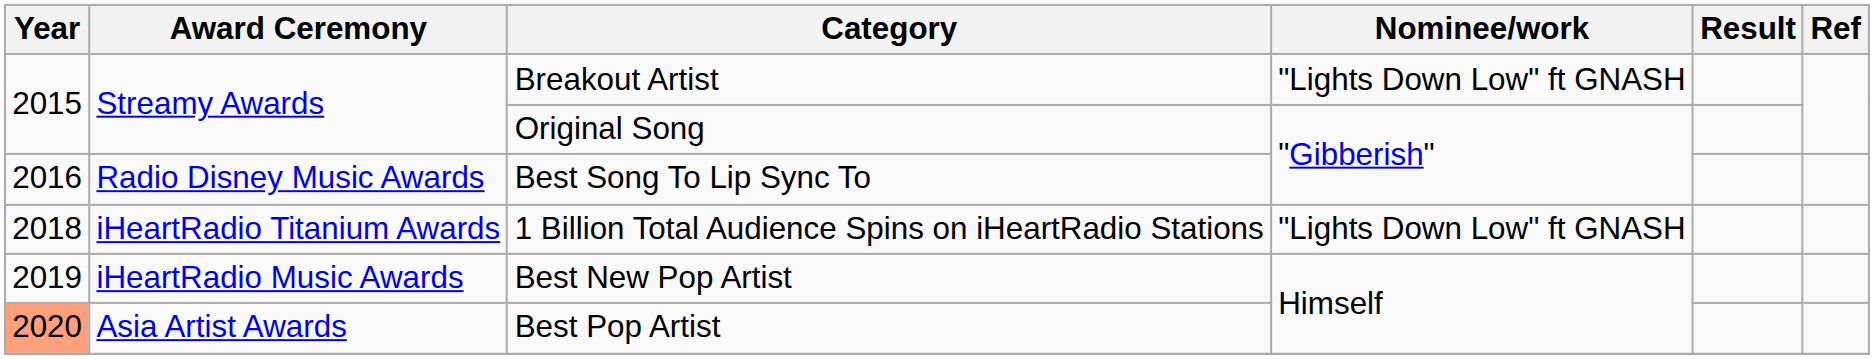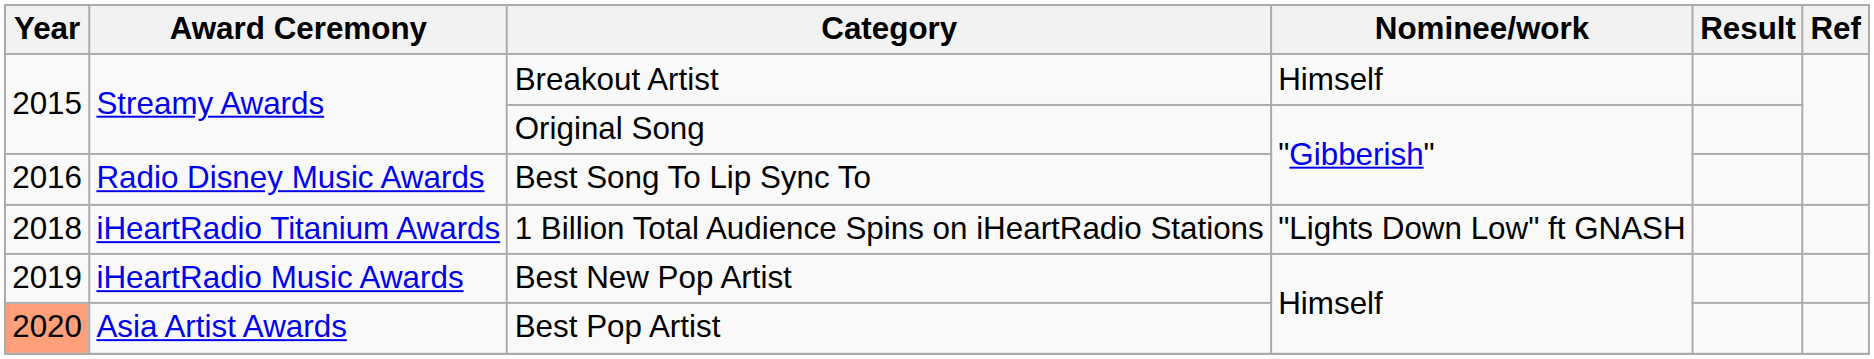(1482, 79) "Lights Down Low" ft GNASH -> (1330, 79) Himself
